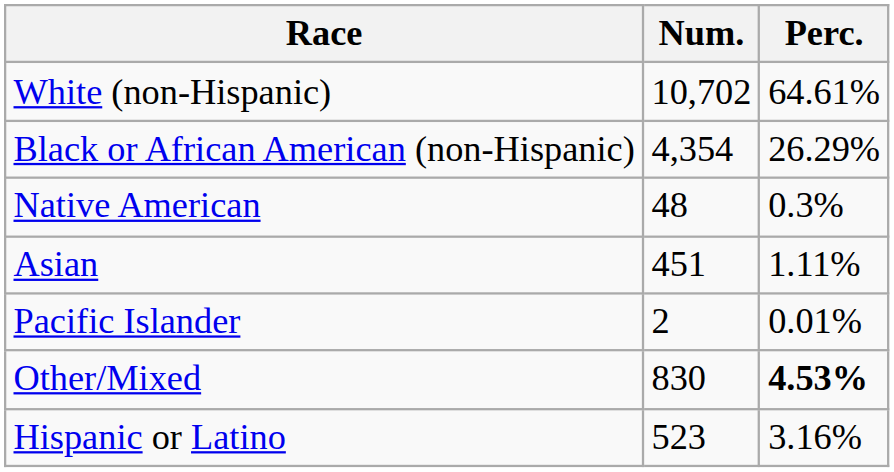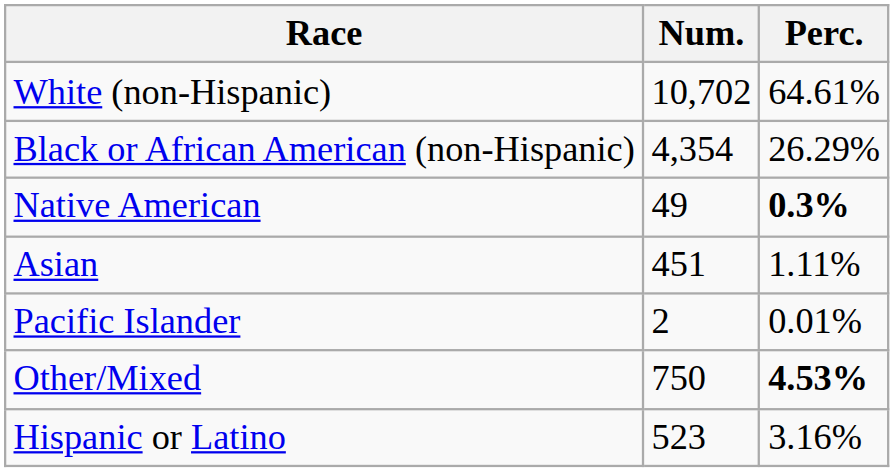(670, 206) 48 -> (670, 206) 49
(806, 206) normal -> (809, 206) bold
(679, 378) 830 -> (679, 378) 750
